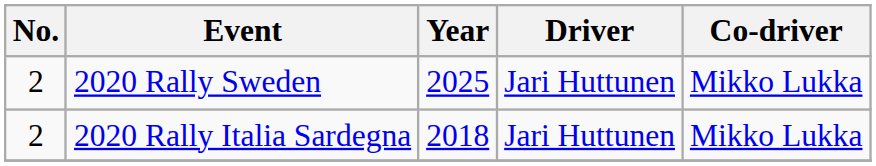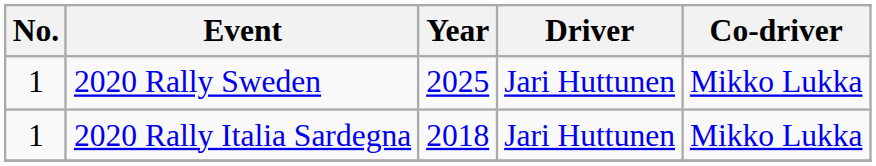(36, 82) 2 -> (36, 82) 1
(36, 134) 2 -> (36, 134) 1
